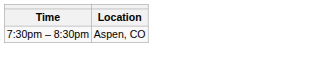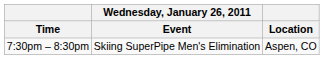+ column: (177, 29)
